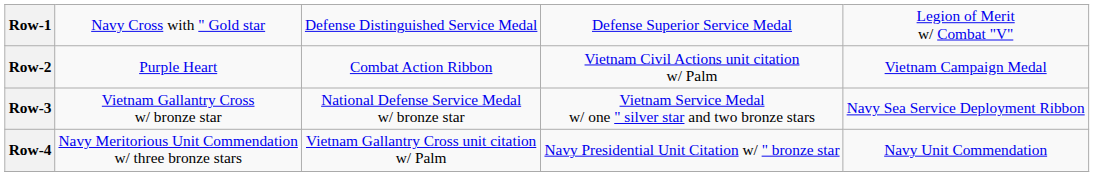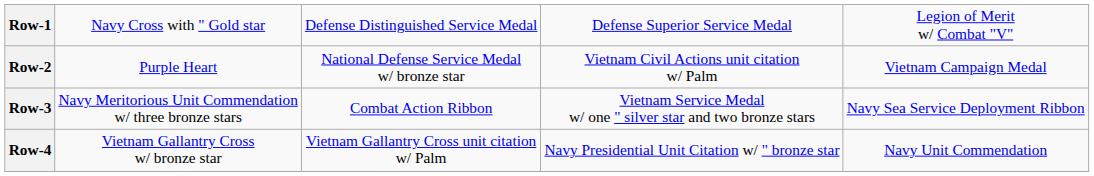(421, 66) Combat Action Ribbon -> (421, 66) National Defense Service Medal w/ bronze star
(178, 108) Vietnam Gallantry Cross w/ bronze star -> (178, 108) Navy Meritorious Unit Commendation w/ three bronze stars
(421, 108) National Defense Service Medal w/ bronze star -> (421, 108) Combat Action Ribbon
(178, 150) Navy Meritorious Unit Commendation w/ three bronze stars -> (178, 150) Vietnam Gallantry Cross w/ bronze star
